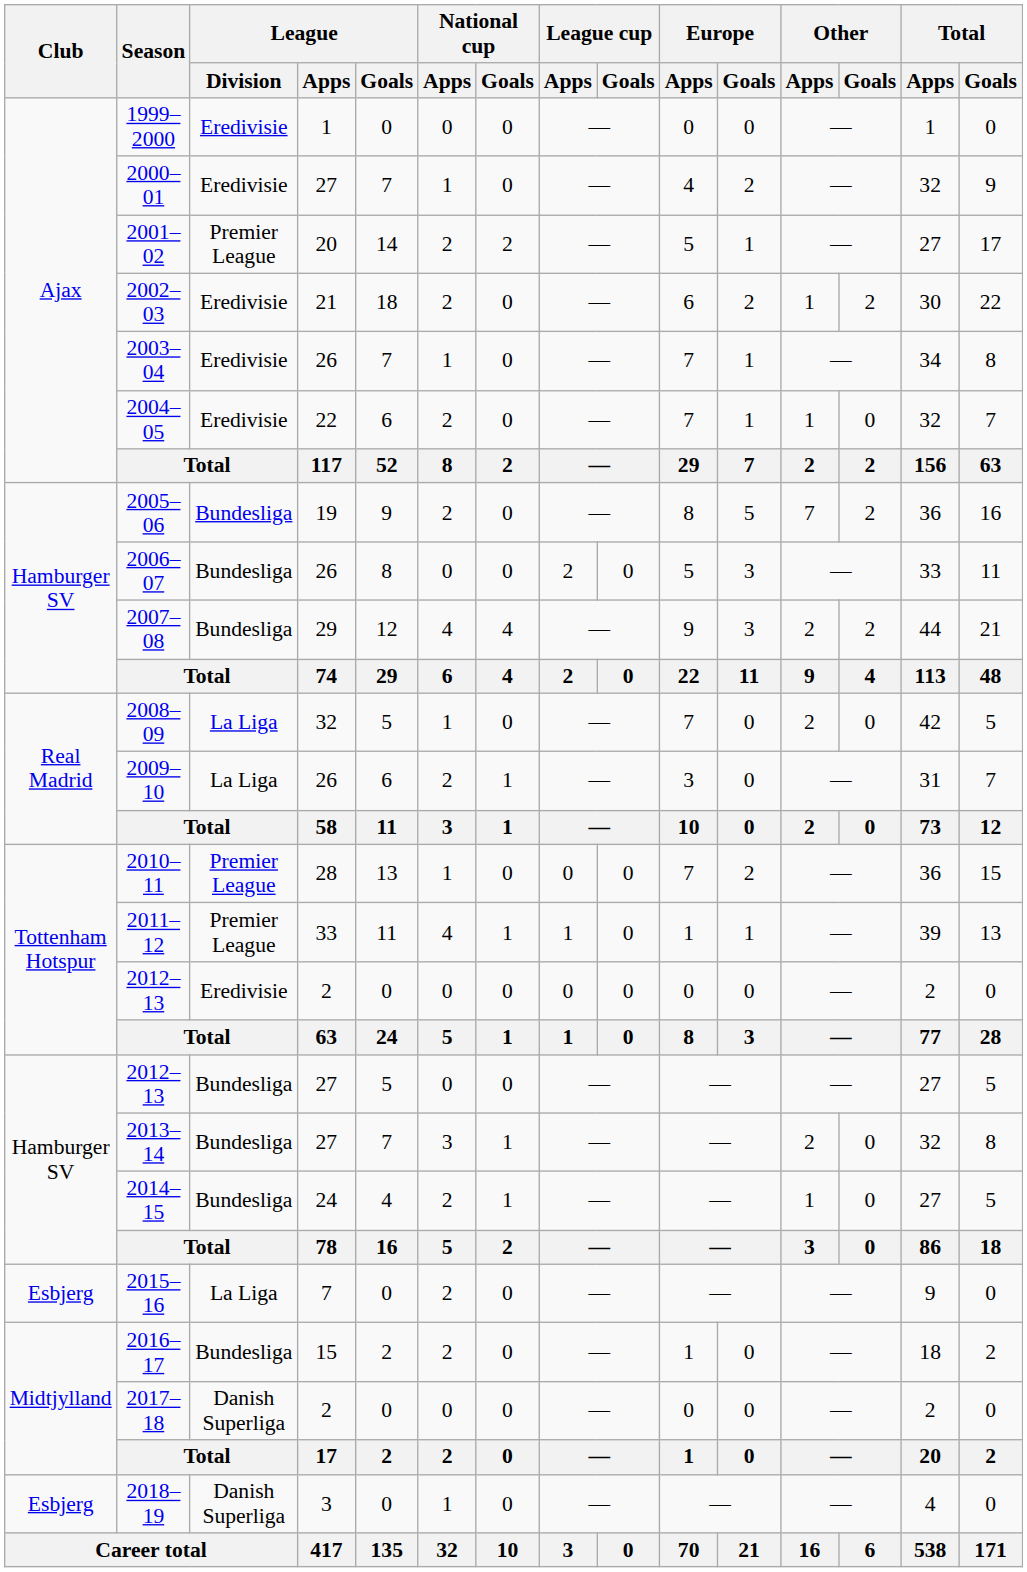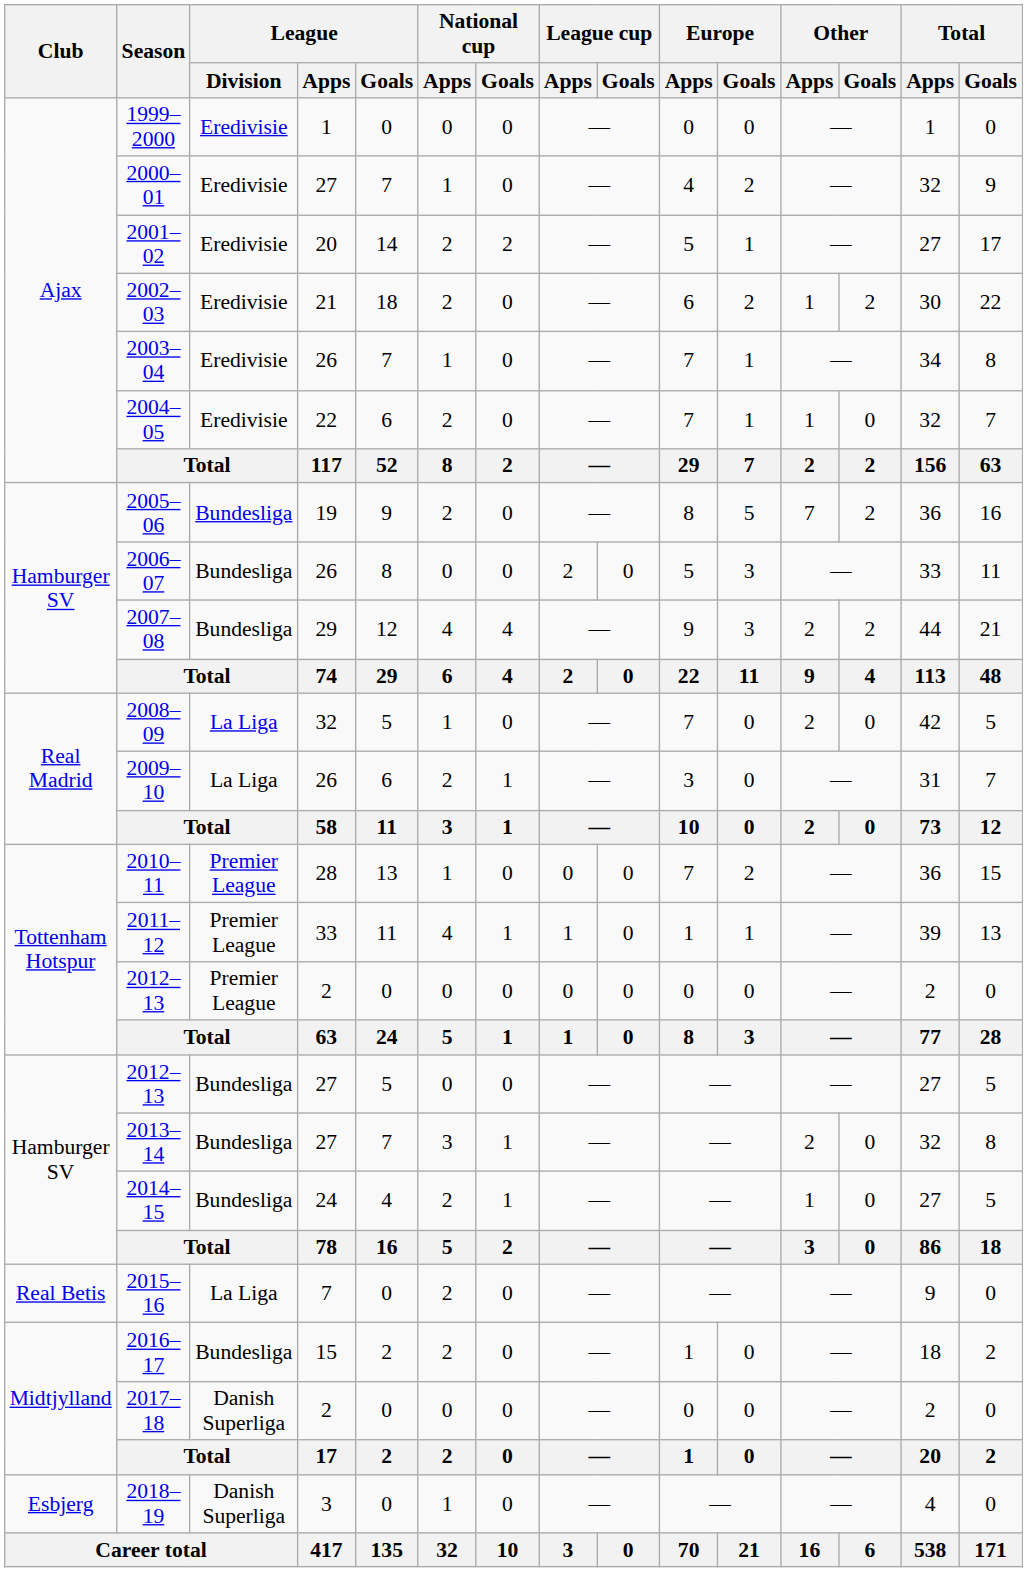(244, 243) Premier League -> (244, 243) Eredivisie
(244, 990) Eredivisie -> (244, 990) Premier League
(61, 1293) Esbjerg -> (61, 1293) Real Betis
